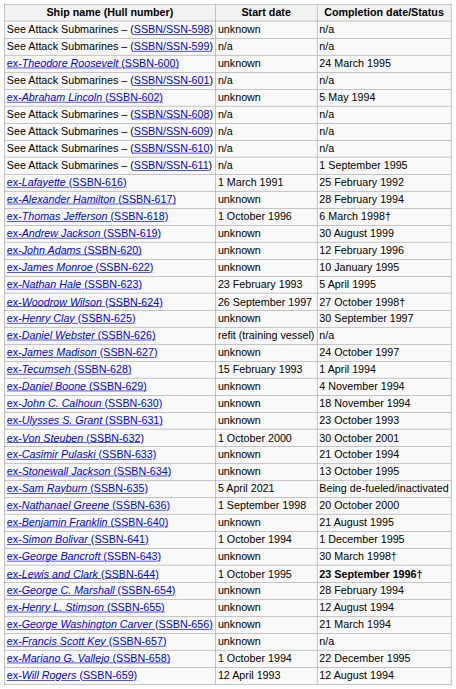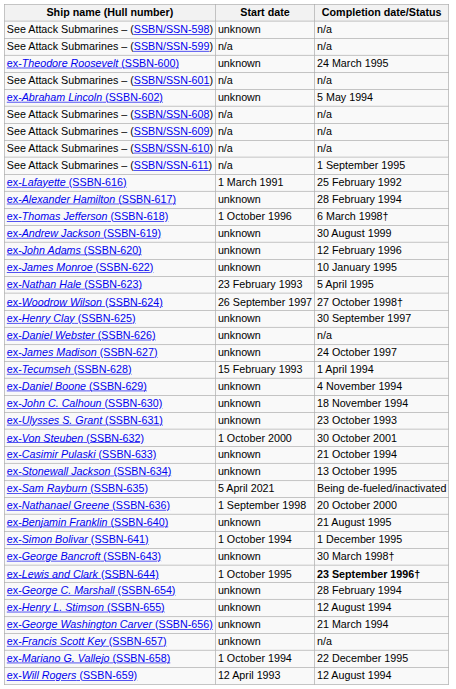(266, 336) refit (training vessel) -> (239, 336) unknown
